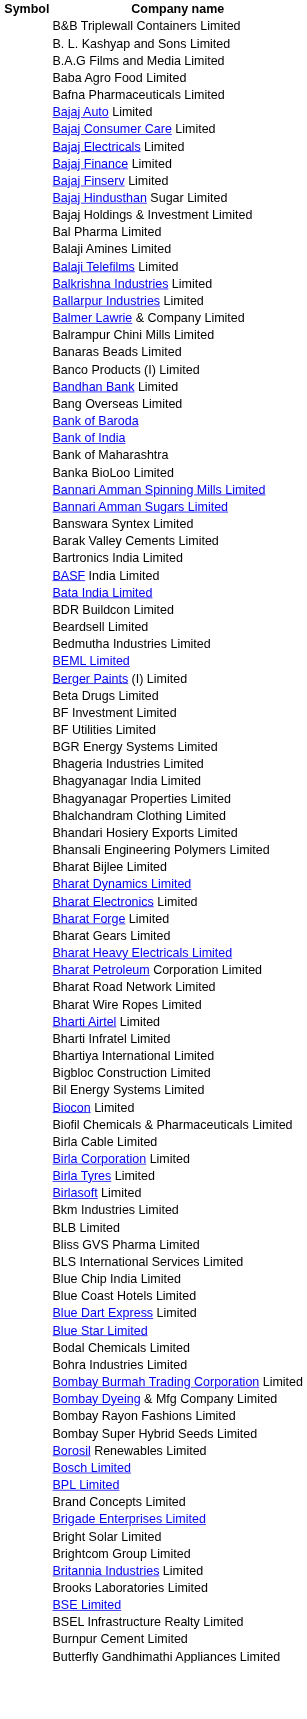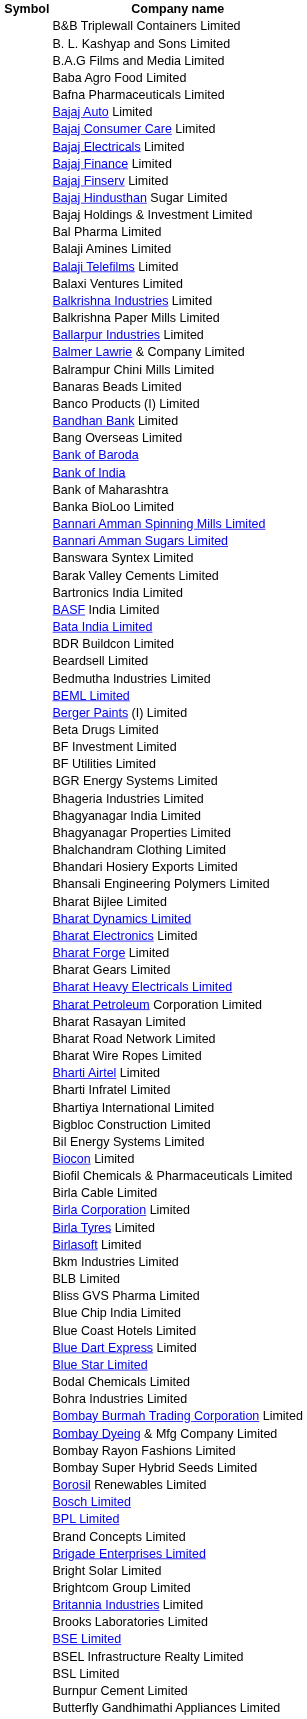+ row: (118, 284)
+ row: (136, 318)
+ row: (119, 1021)
- row: (148, 1262)
+ row: (86, 1673)
